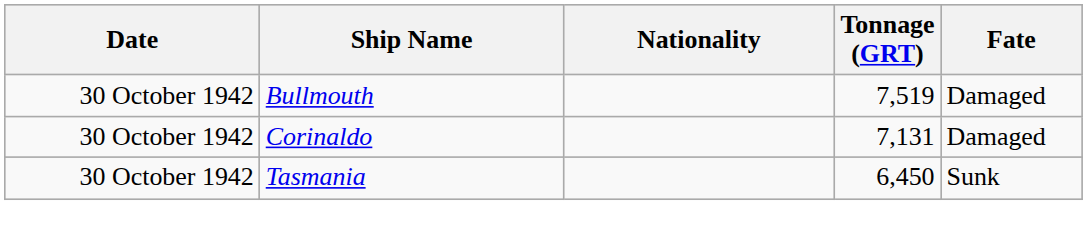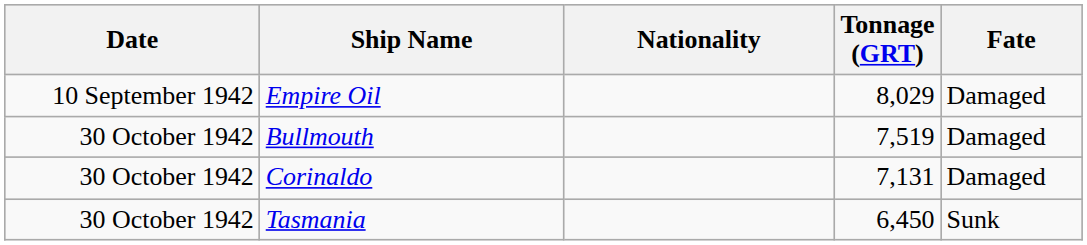+ row: (323, 95)
